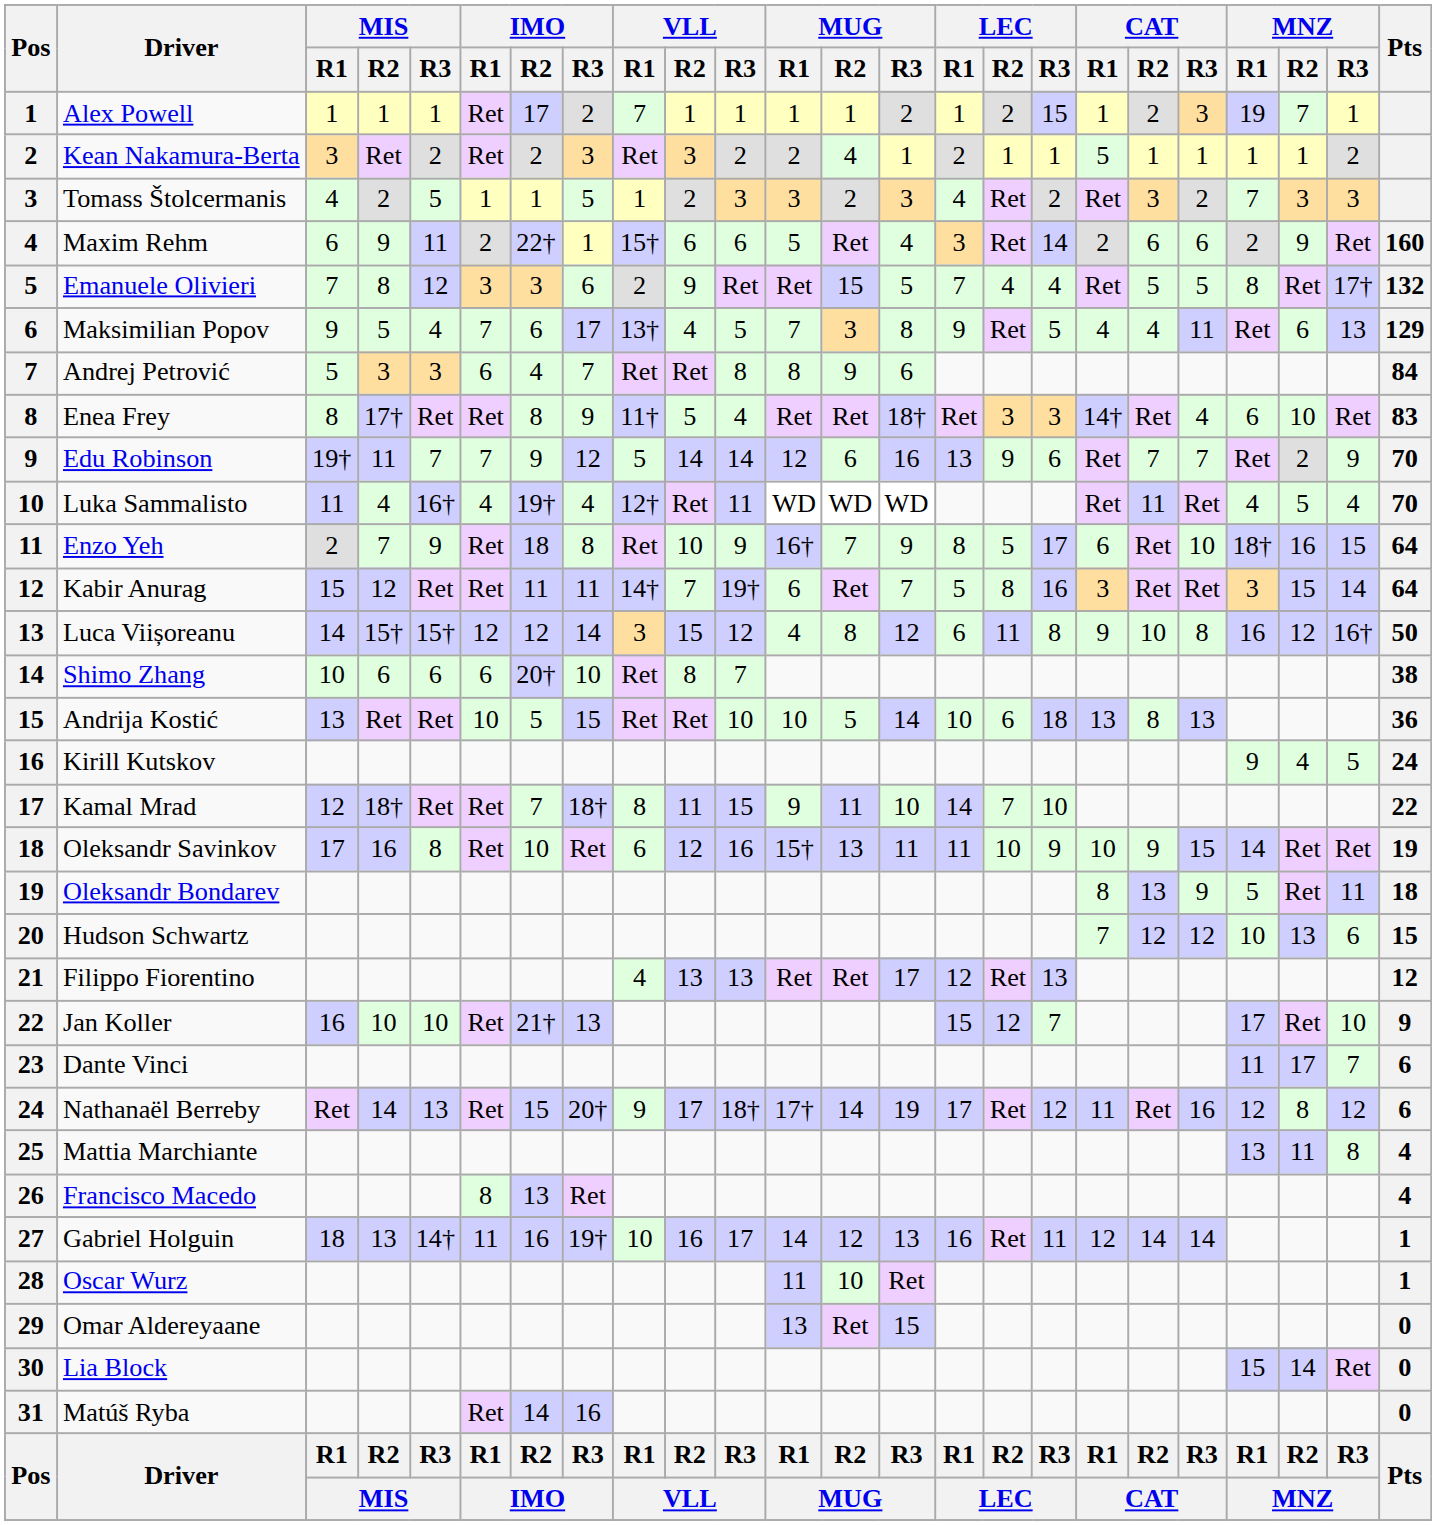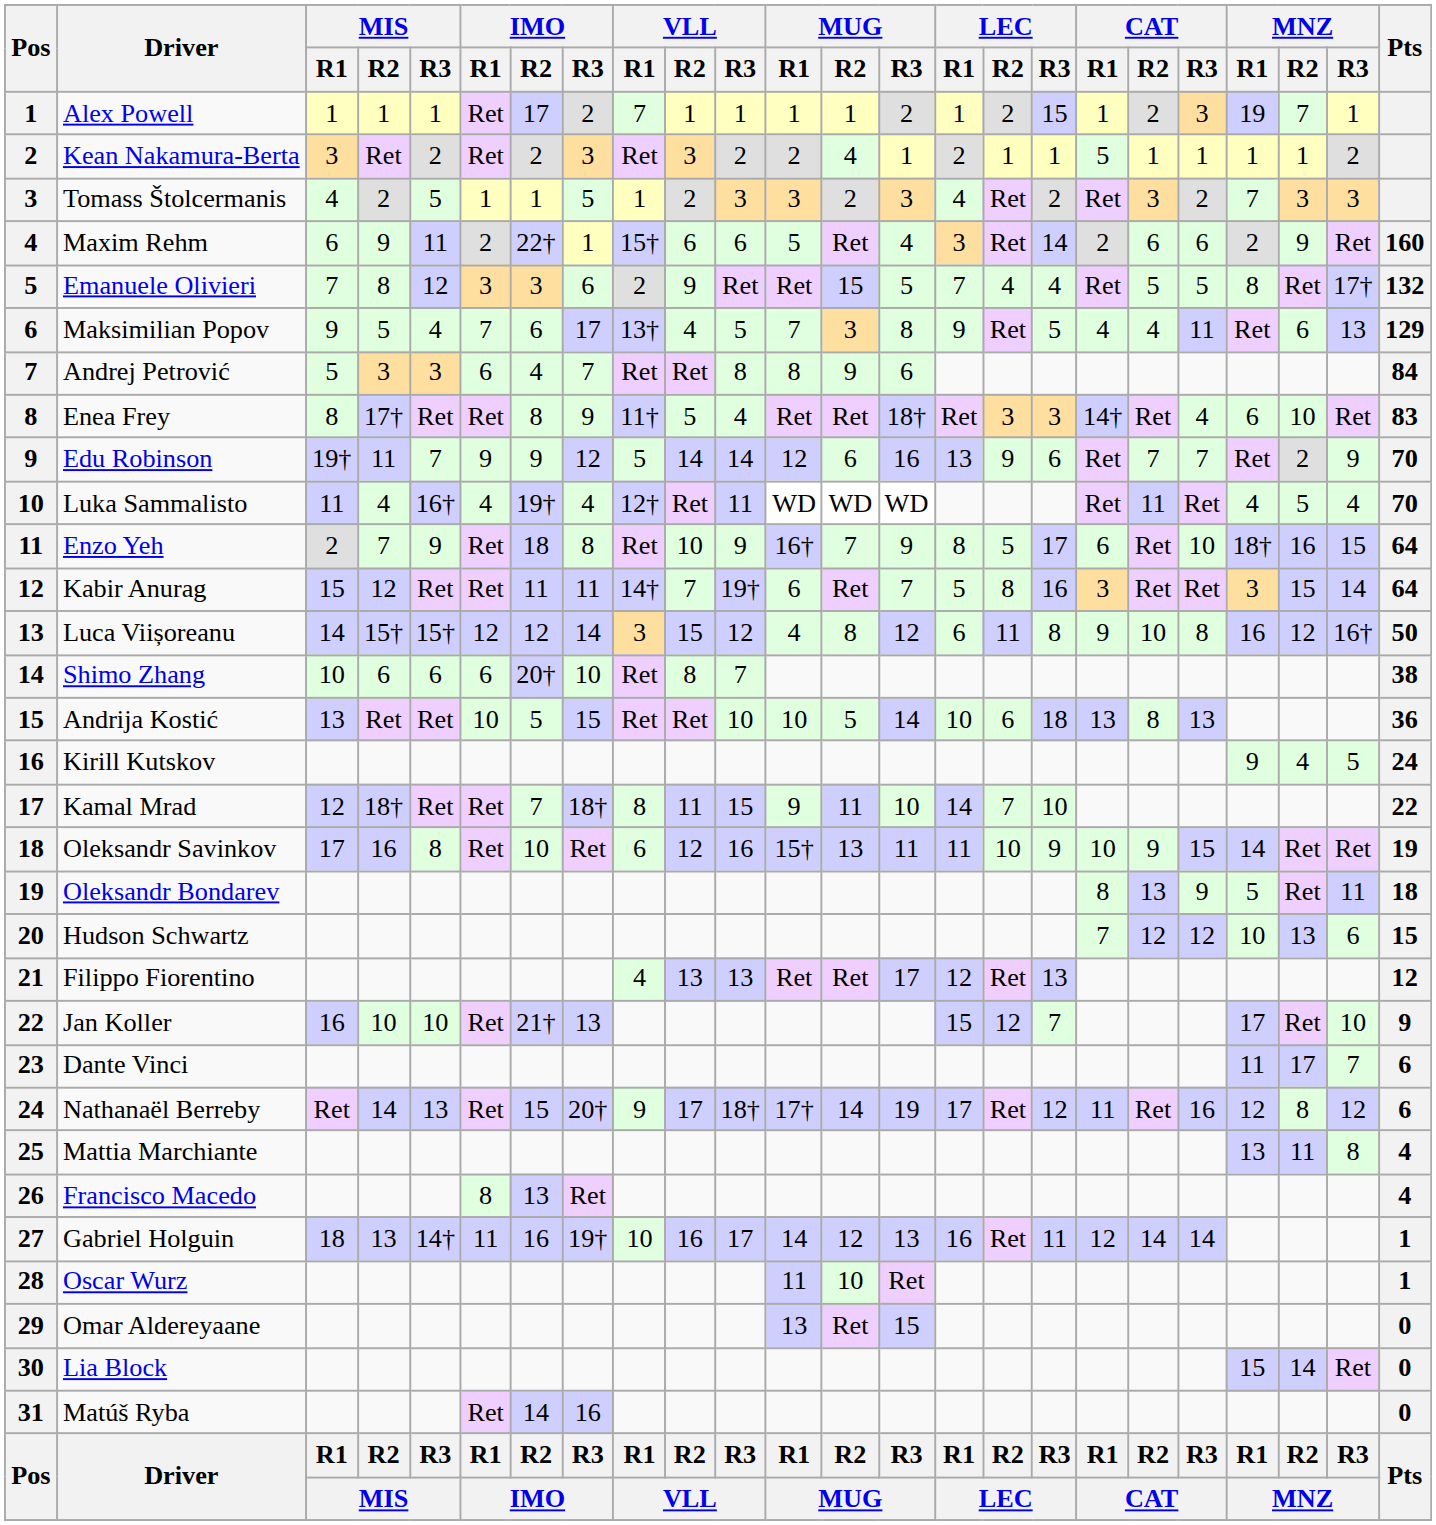(486, 458) 7 -> (486, 458) 9
